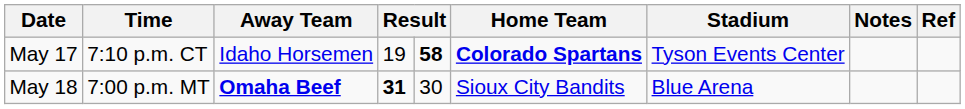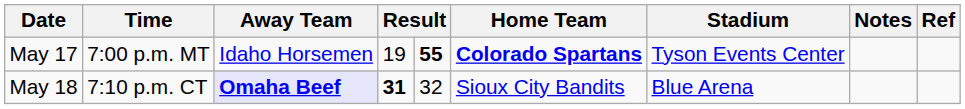(147, 53) 7:10 p.m. CT -> (149, 53) 7:00 p.m. MT
(431, 53) 58 -> (431, 53) 55
(149, 86) 7:00 p.m. MT -> (147, 86) 7:10 p.m. CT
(280, 86) no background -> (280, 86) lavender background
(431, 86) 30 -> (431, 86) 32
